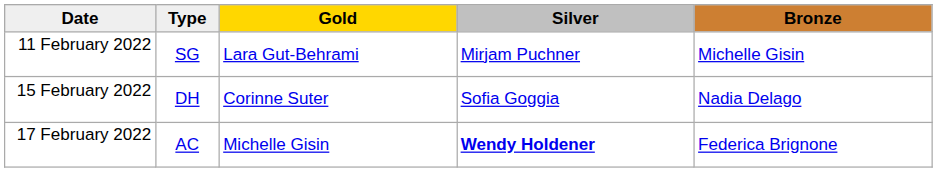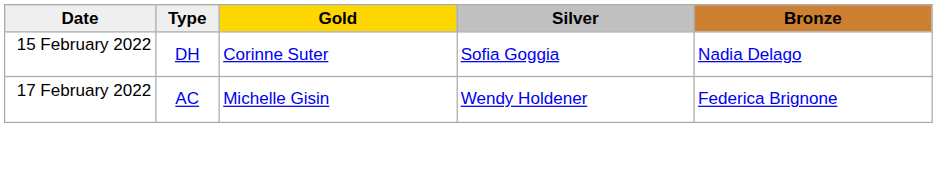- row: (85, 54)
(528, 144) bold -> (524, 99) normal
